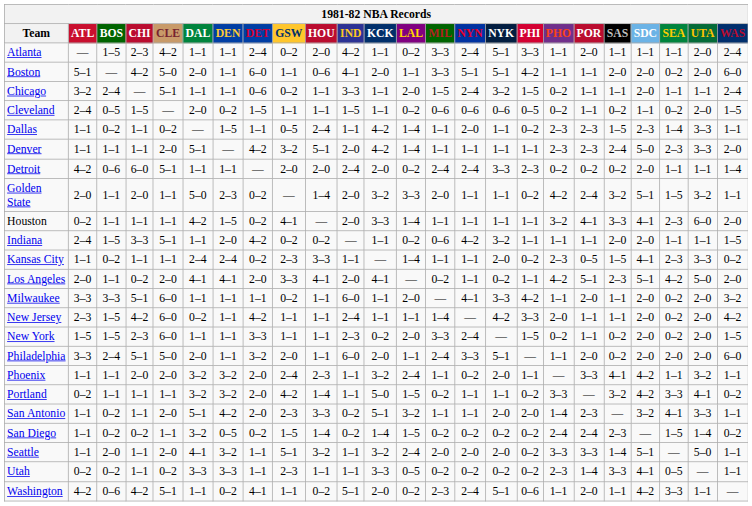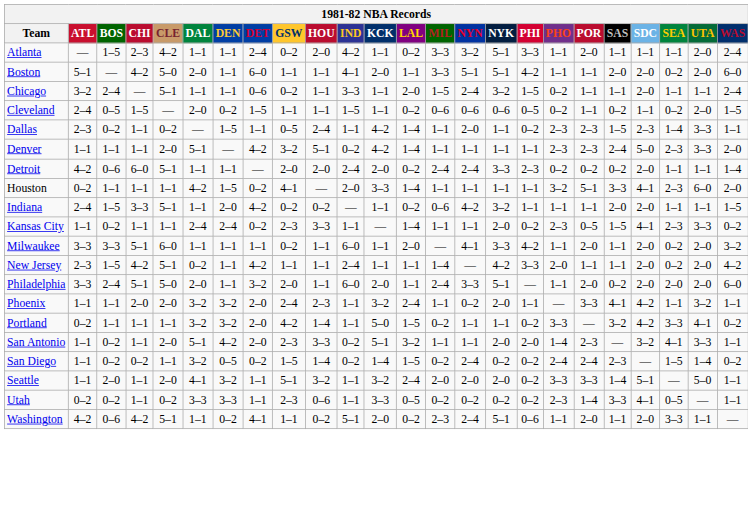(470, 52) 2–4 -> (470, 52) 3–2
(321, 72) 0–6 -> (321, 72) 1–1
(83, 130) 1–1 -> (83, 130) 2–3
(351, 149) 2–0 -> (351, 149) 0–2
- row: (24, 194)
(589, 221) 4–1 -> (589, 188) 5–1
- row: (36, 279)
(168, 317) 6–0 -> (168, 265) 5–1
- row: (31, 336)
(470, 433) 0–2 -> (470, 361) 2–4
(321, 472) 1–1 -> (321, 400) 0–6
(645, 491) 4–2 -> (645, 419) 2–0
